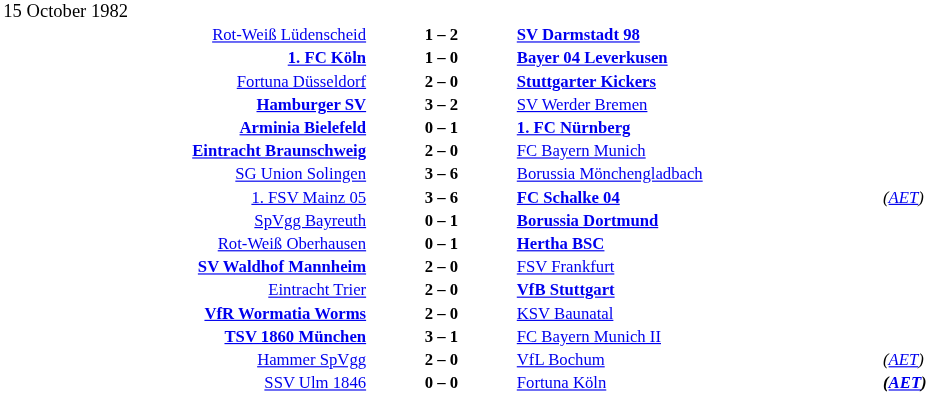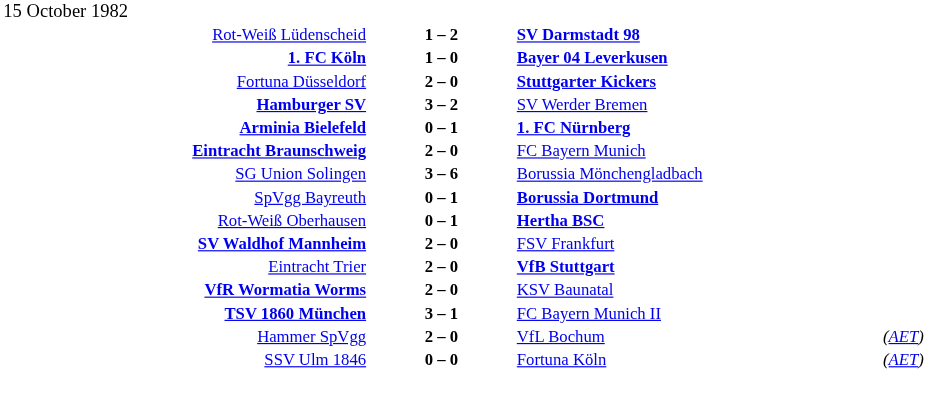- row: (309, 197)
(905, 382) bold -> (903, 359) normal
